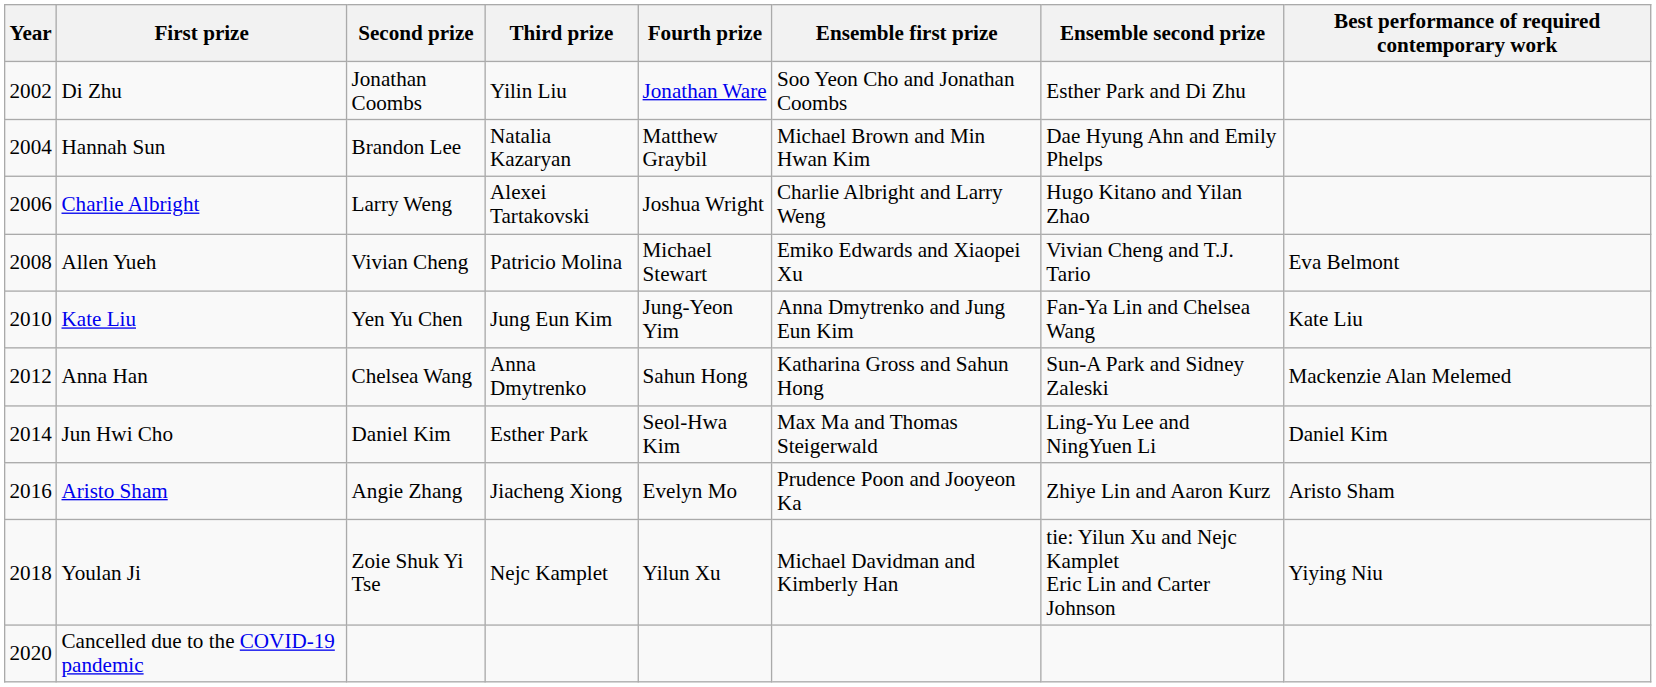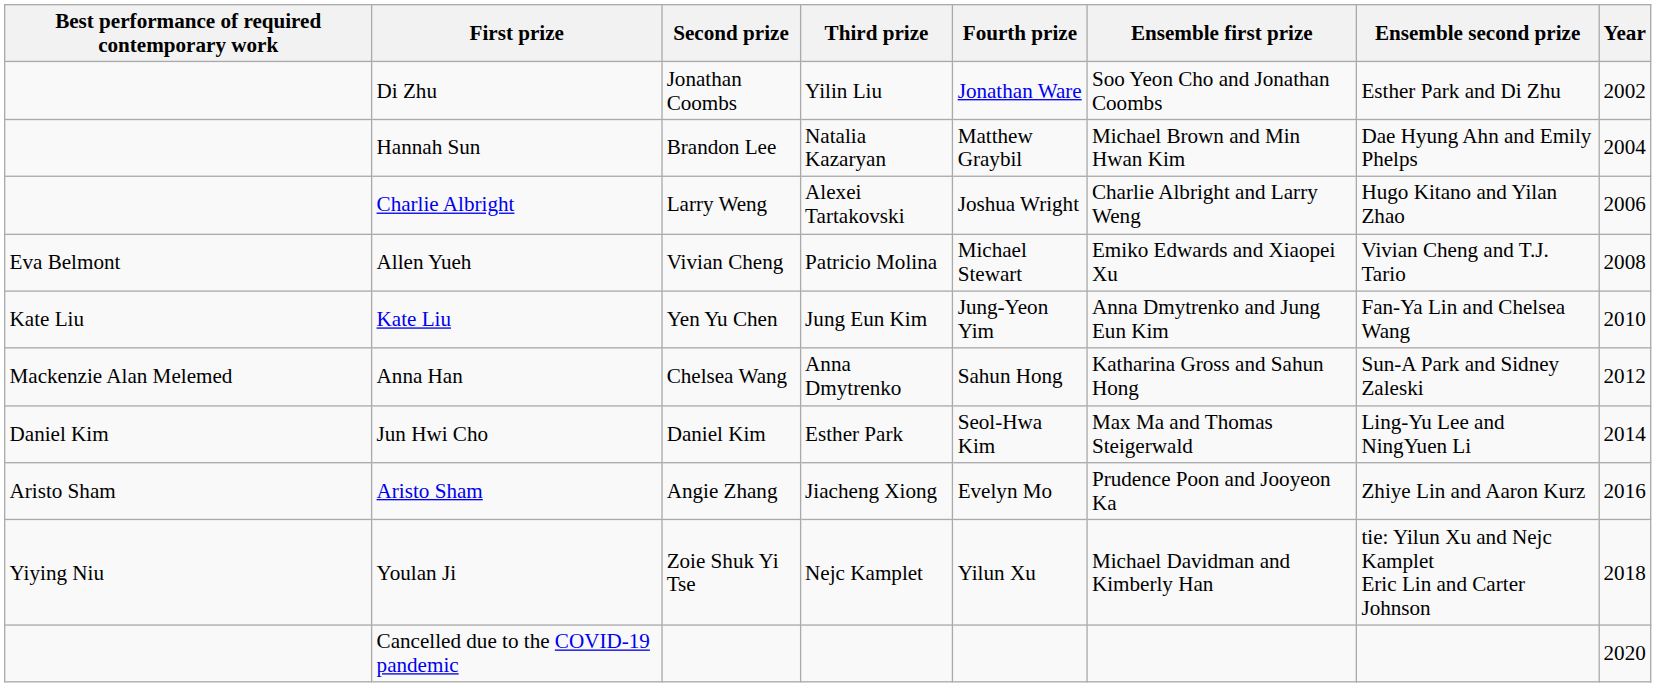columns swapped: (31, 33) <-> (1467, 33)
